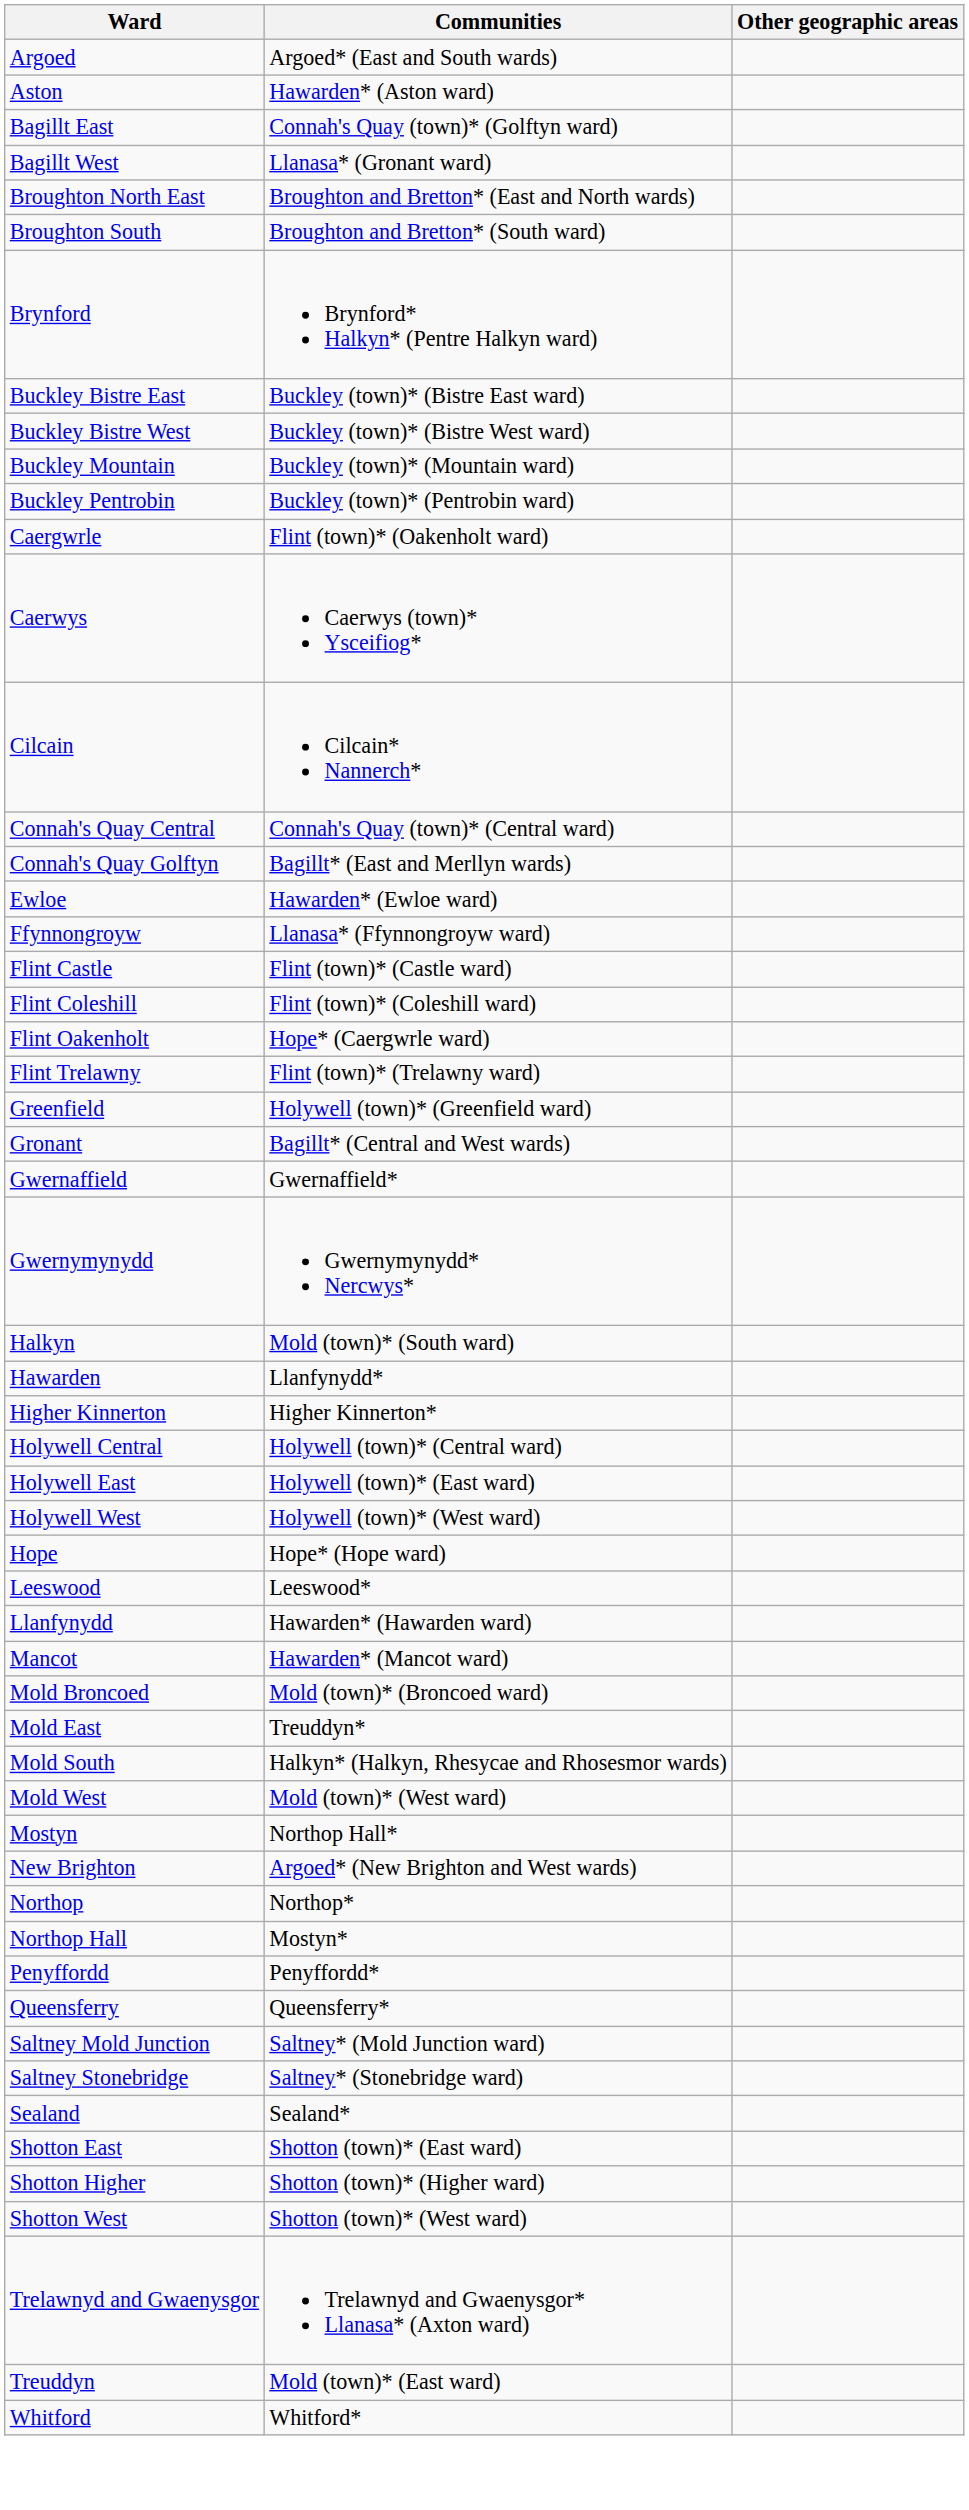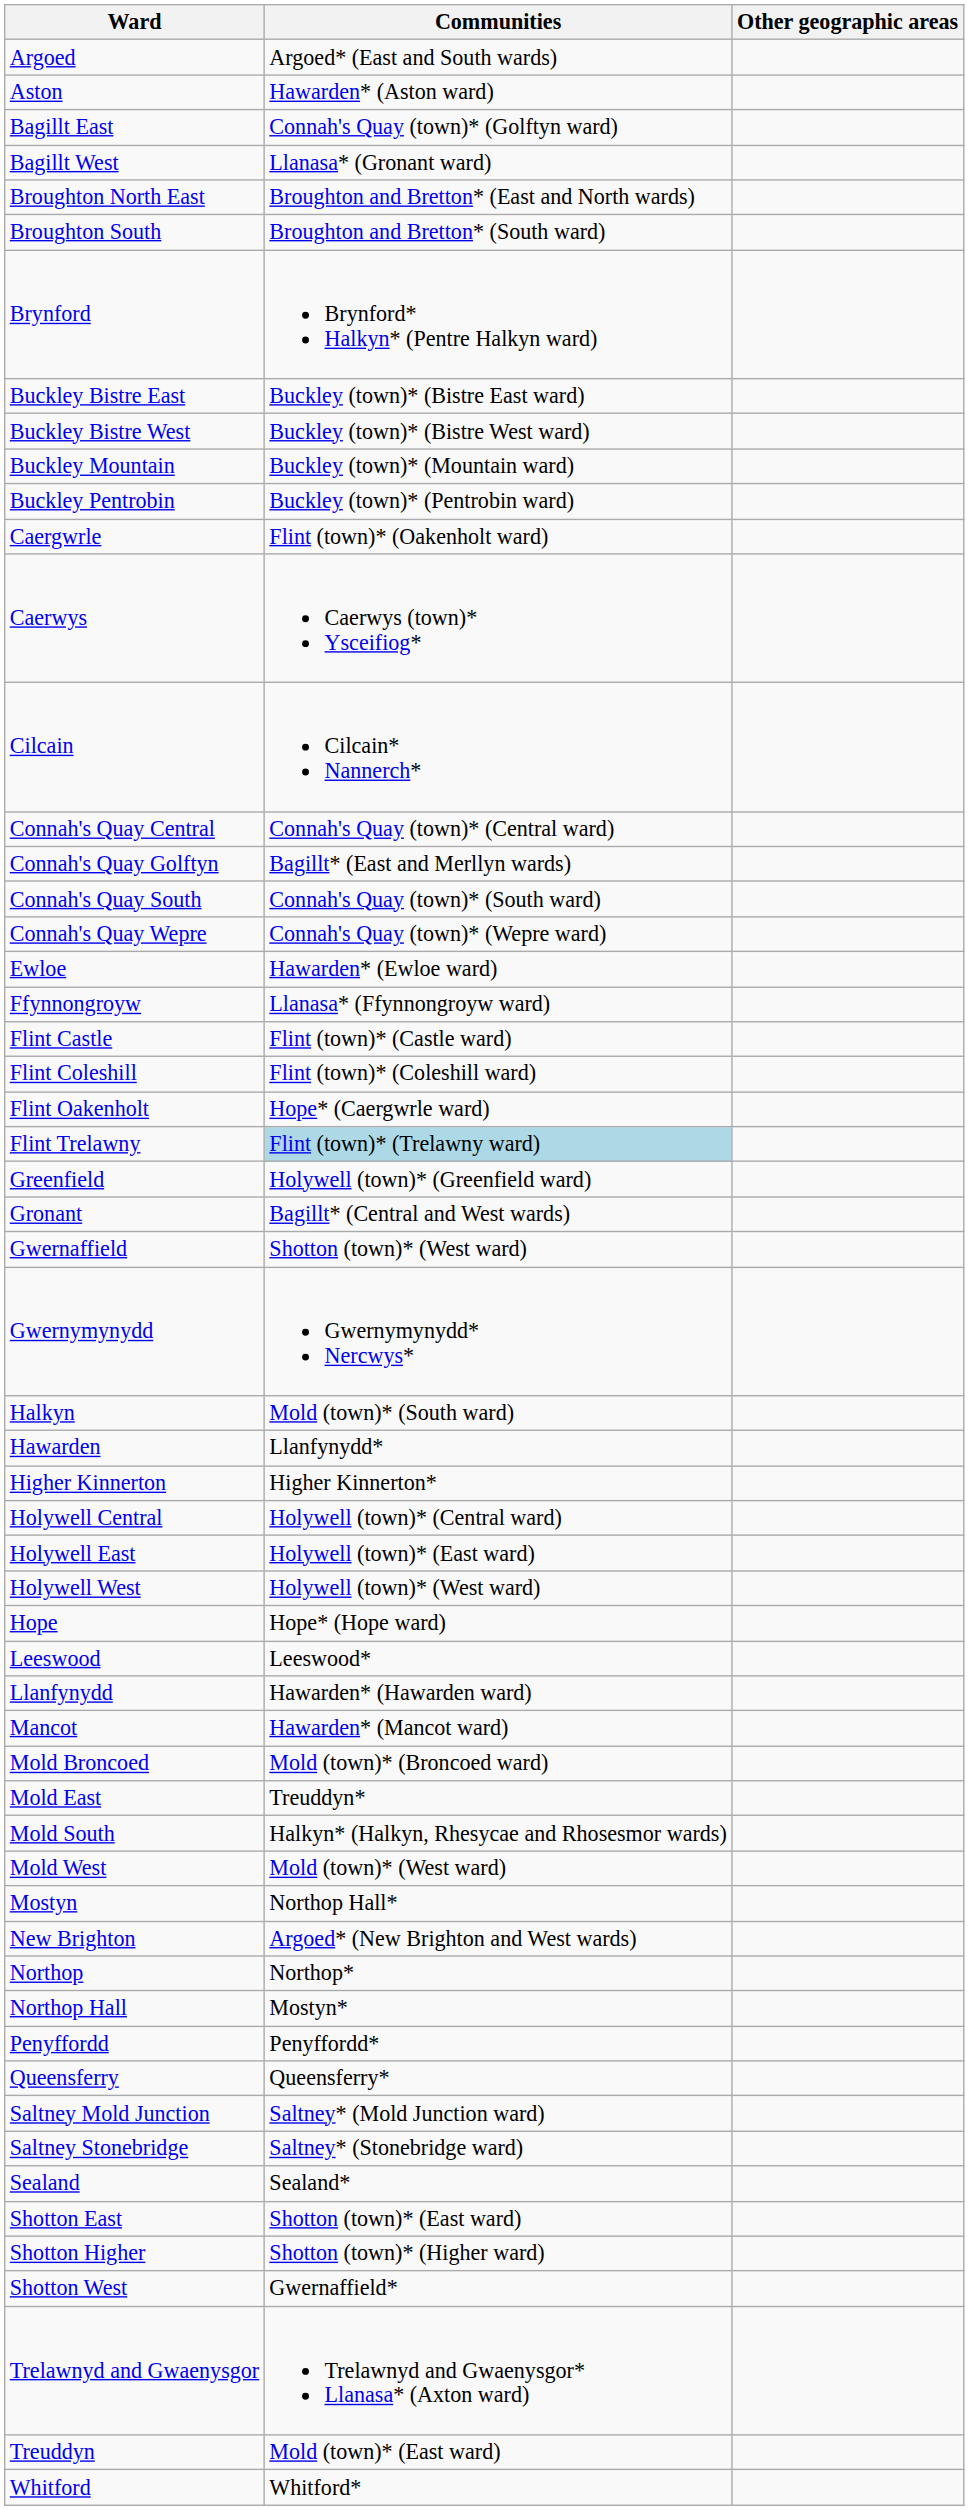+ row: (106, 898)
+ row: (108, 933)
(405, 1073) no background -> (405, 1143) lightblue background
(334, 1178) Gwernaffield* -> (398, 1249) Shotton (town)* (West ward)
(398, 2218) Shotton (town)* (West ward) -> (334, 2288) Gwernaffield*
